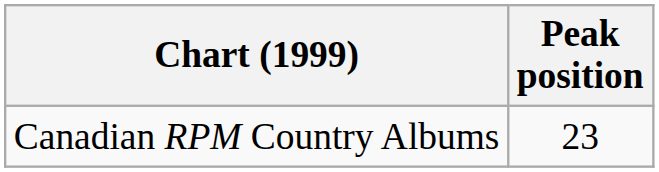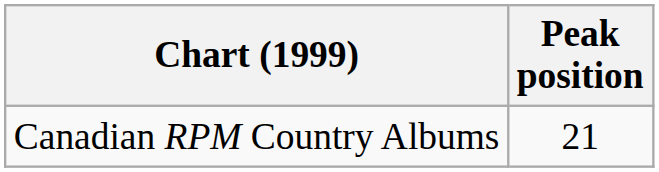(580, 135) 23 -> (580, 135) 21
